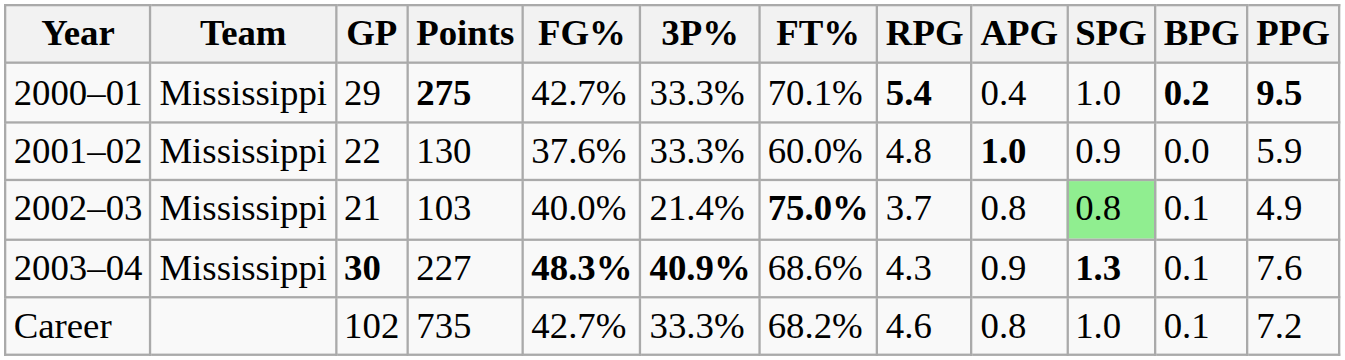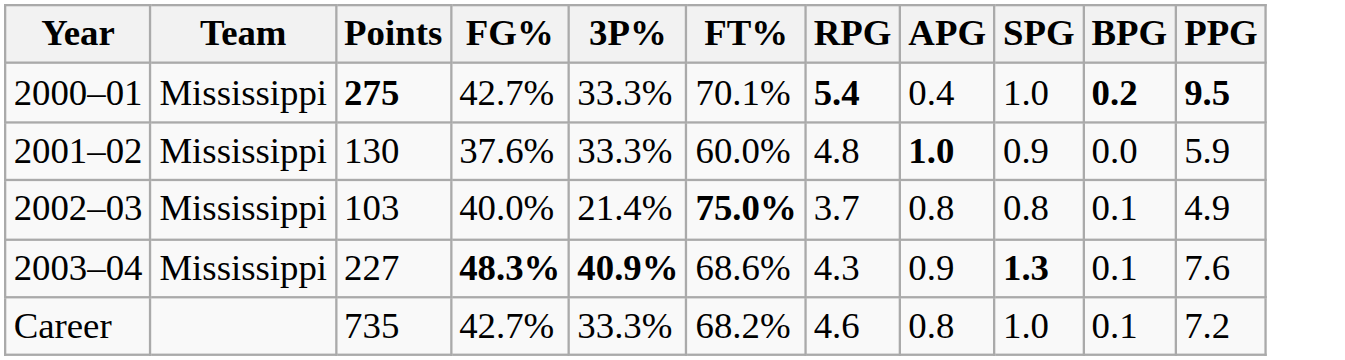- column: (372, 33)
(1098, 208) lightgreen background -> (1026, 208) no background
